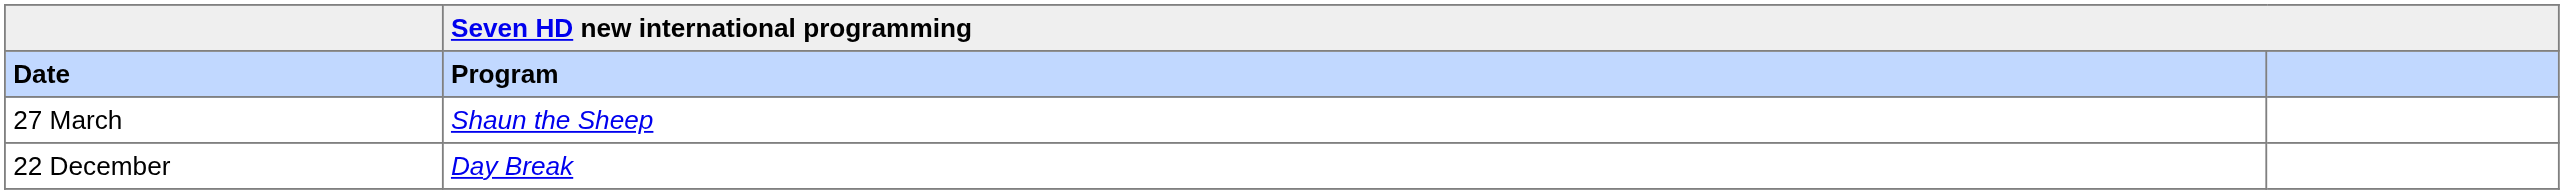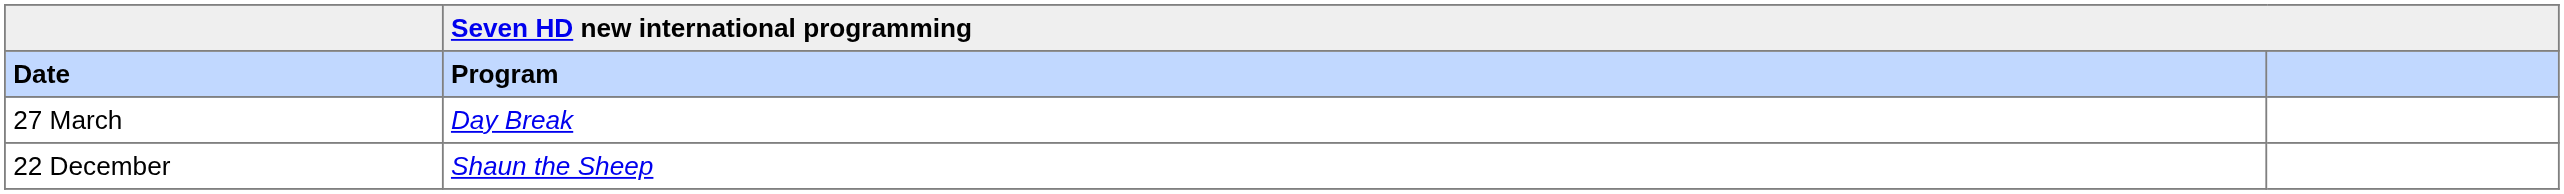(552, 120) Shaun the Sheep -> (512, 120) Day Break
(512, 166) Day Break -> (552, 166) Shaun the Sheep
